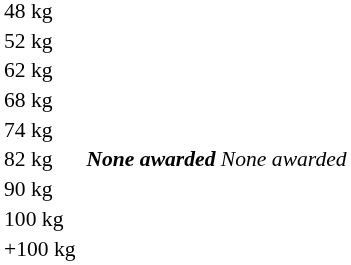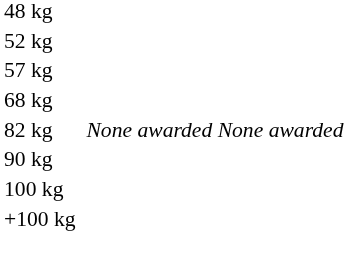+ row: (28, 70)
- row: (28, 70)
- row: (28, 129)
(151, 159) bold -> (149, 129) normal
